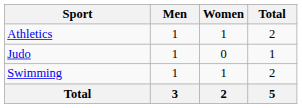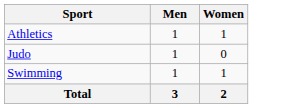- column: (272, 14)
